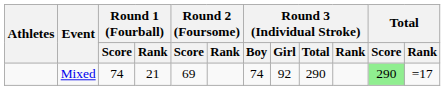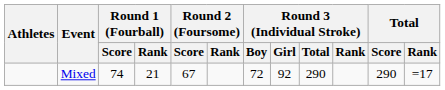(189, 74) 69 -> (189, 74) 67
(257, 74) 74 -> (257, 74) 72
(386, 74) lightgreen background -> (386, 74) no background
